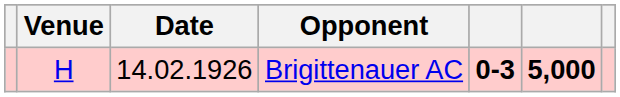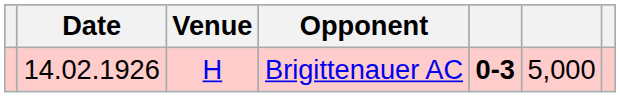columns swapped: (184, 26) <-> (64, 26)
(562, 69) bold -> (562, 69) normal
